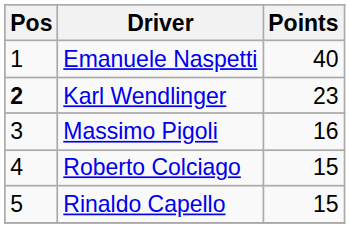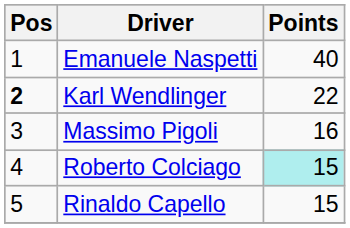(326, 95) 23 -> (326, 95) 22
(326, 167) no background -> (326, 167) paleturquoise background
